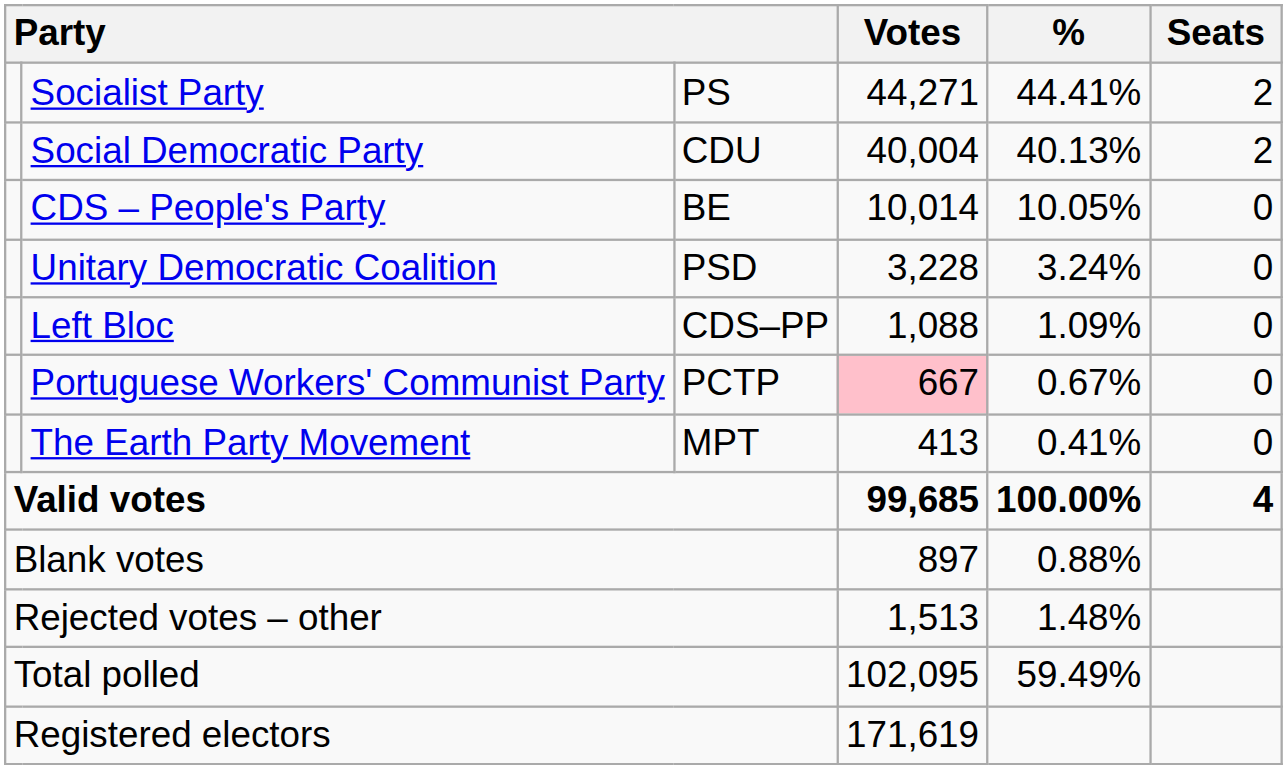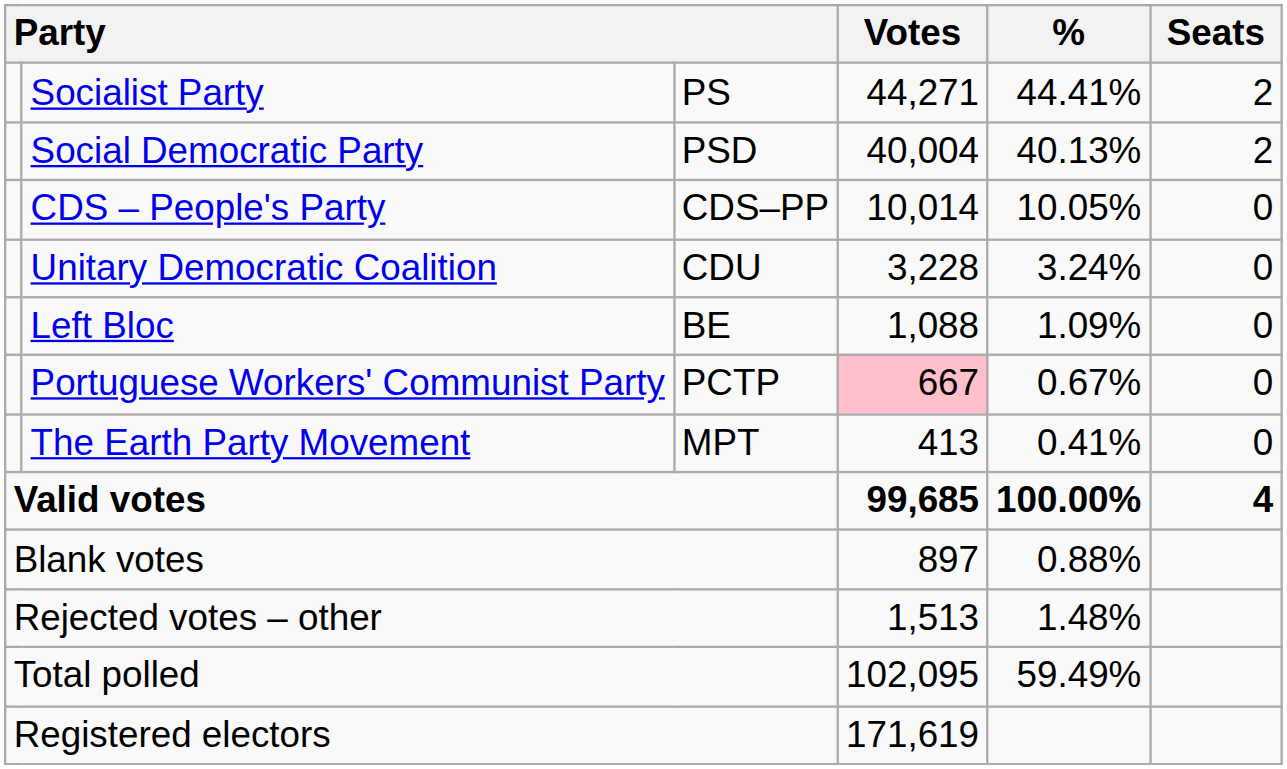(722, 150) CDU -> (720, 150) PSD
(706, 208) BE -> (755, 208) CDS–PP
(720, 267) PSD -> (722, 267) CDU
(755, 325) CDS–PP -> (706, 325) BE
